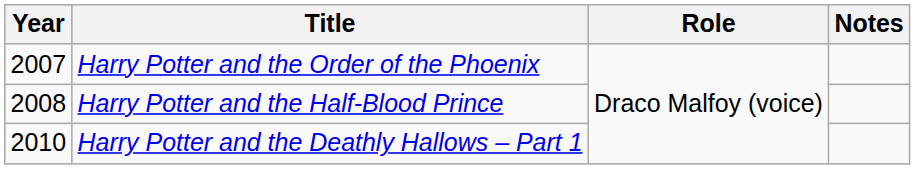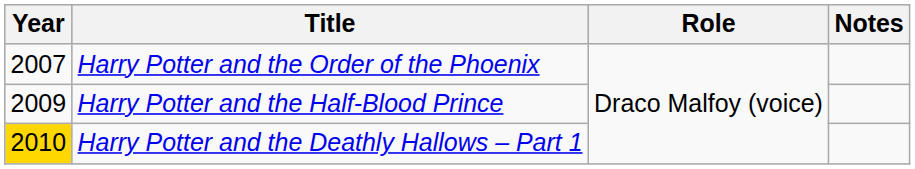(38, 103) 2008 -> (38, 103) 2009
(38, 143) no background -> (38, 143) gold background
